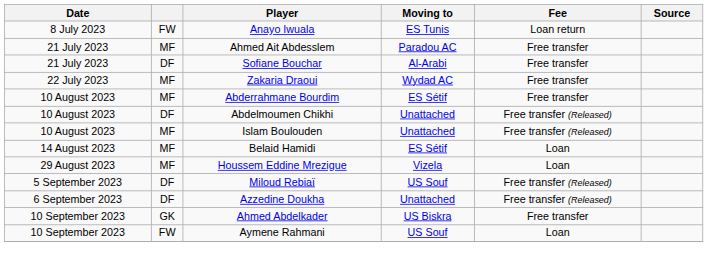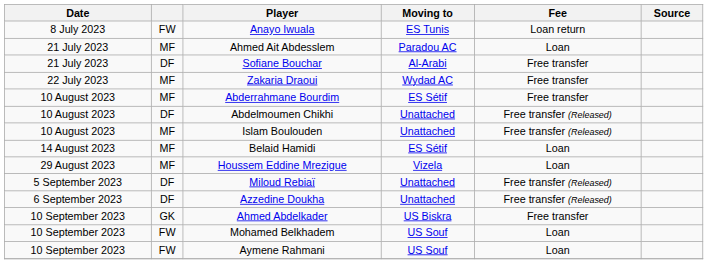(558, 46) Free transfer -> (558, 46) Loan
(428, 182) US Souf -> (428, 182) Unattached
+ row: (282, 233)
